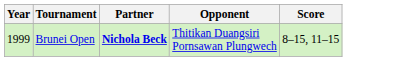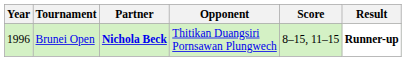+ column: (372, 14)
(19, 40) 1999 -> (19, 40) 1996
